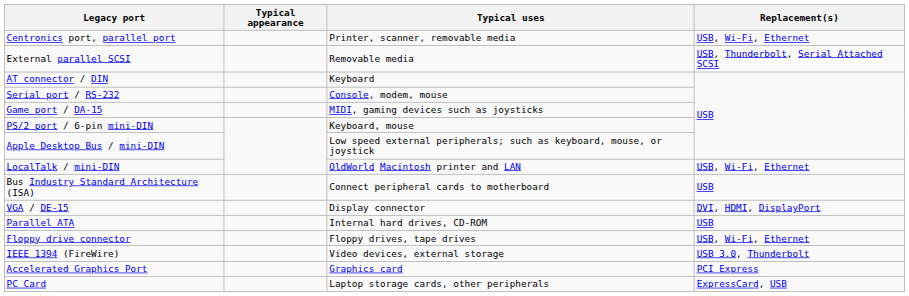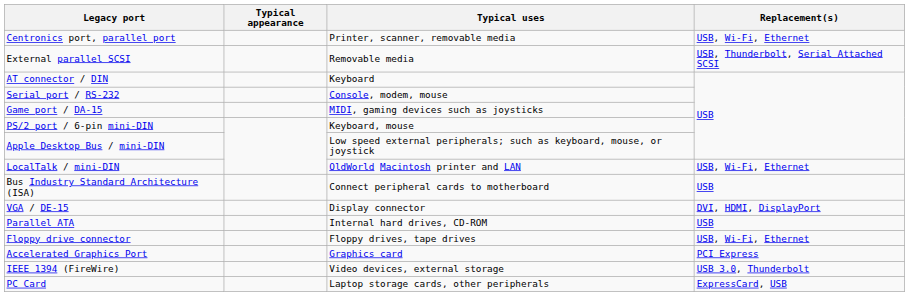rows swapped: (63, 254) <-> (77, 269)
